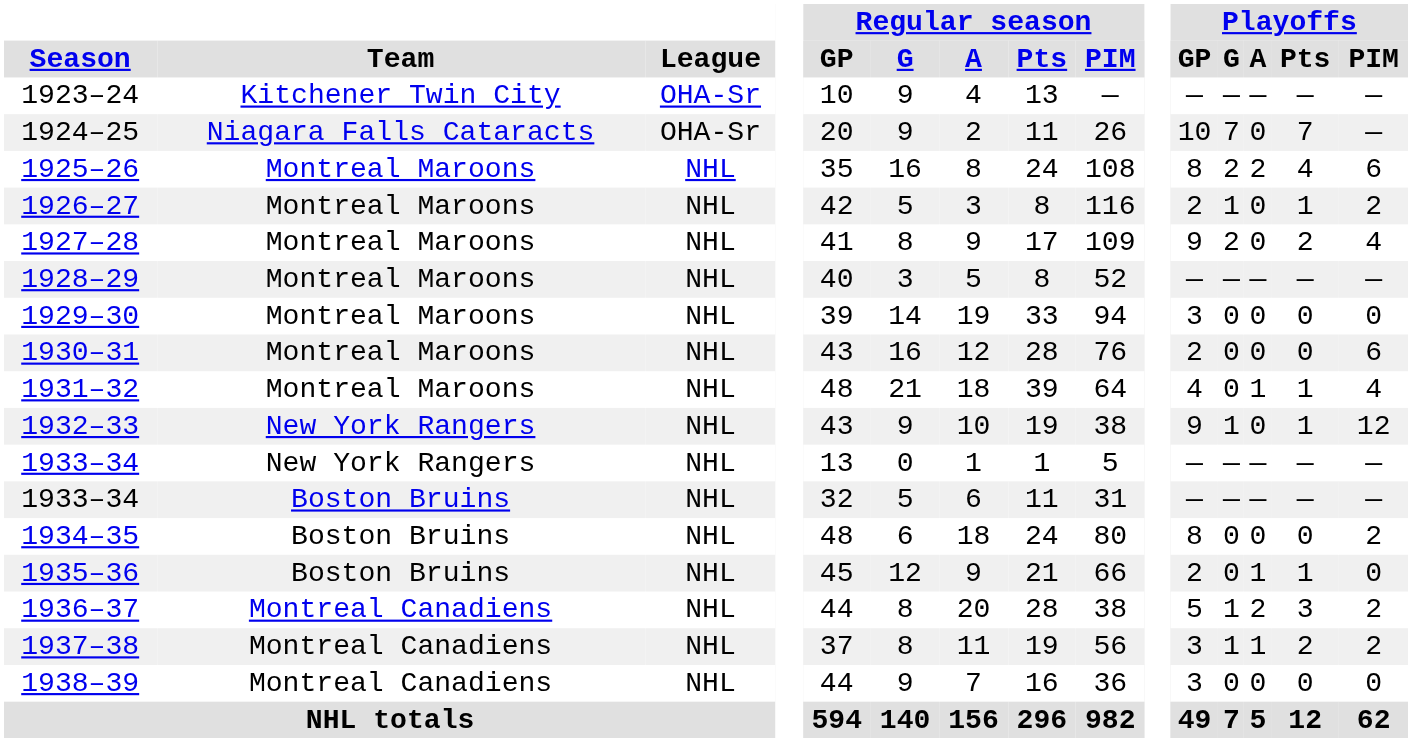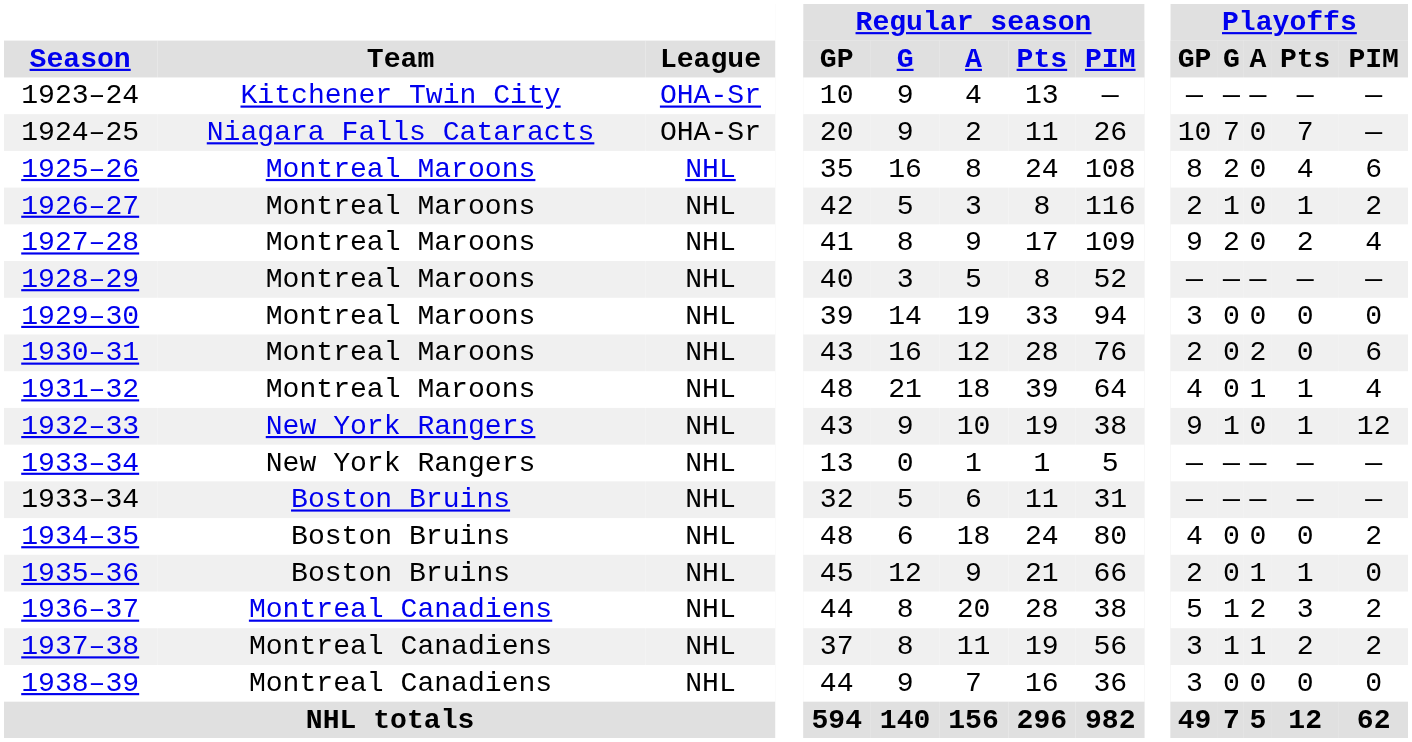(1258, 169) 2 -> (1258, 169) 0
(1258, 353) 0 -> (1258, 353) 2
(1195, 536) 8 -> (1195, 536) 4
